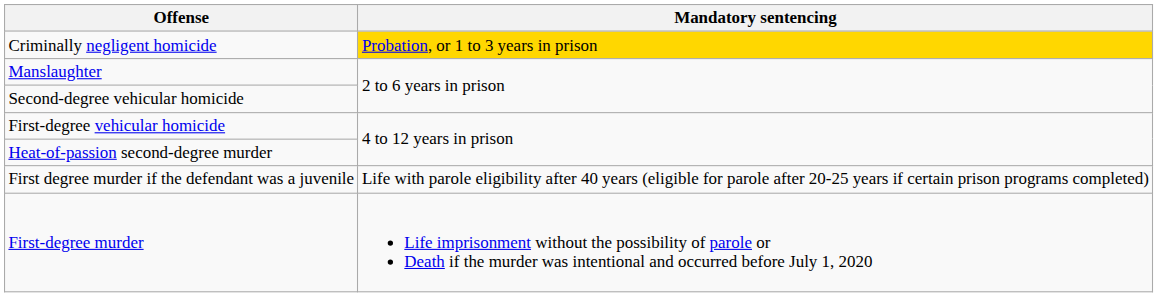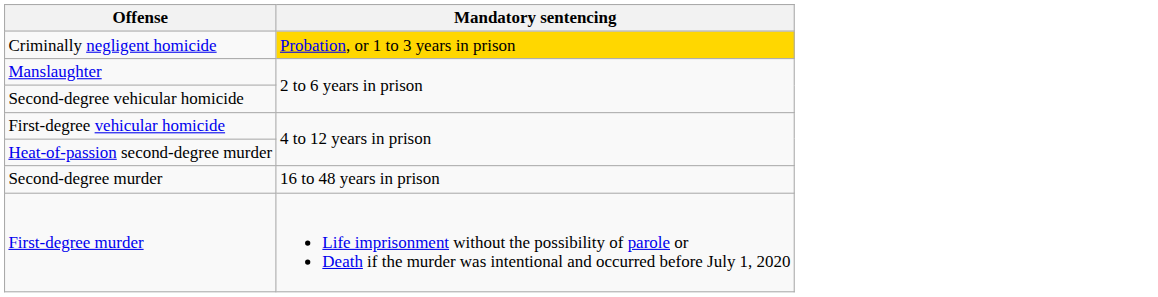+ row: (85, 179)
- row: (181, 179)
